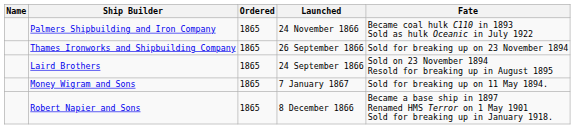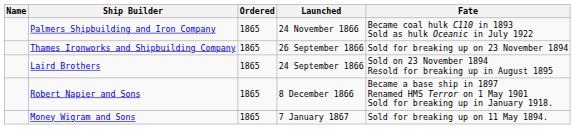rows swapped: (85, 108) <-> (83, 85)
